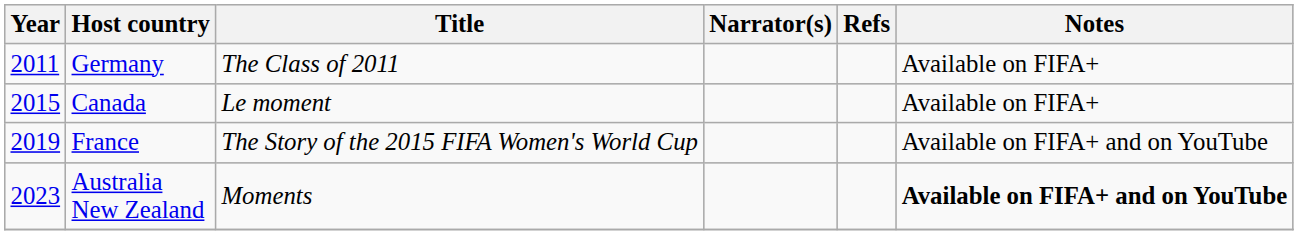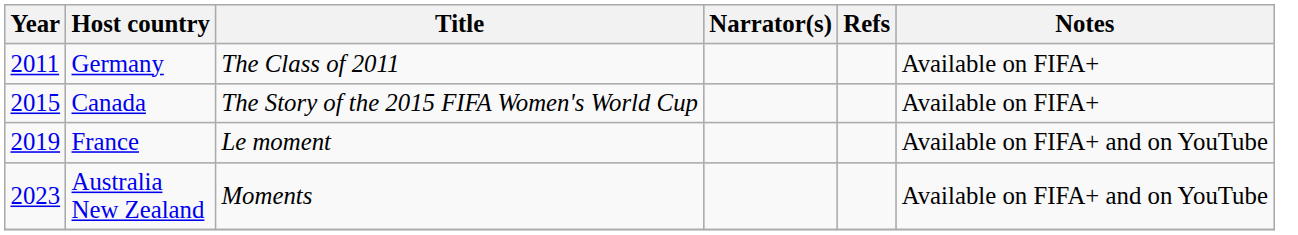(276, 102) Le moment -> (460, 102) The Story of the 2015 FIFA Women's World Cup
(460, 142) The Story of the 2015 FIFA Women's World Cup -> (276, 142) Le moment
(1094, 195) bold -> (1085, 195) normal
